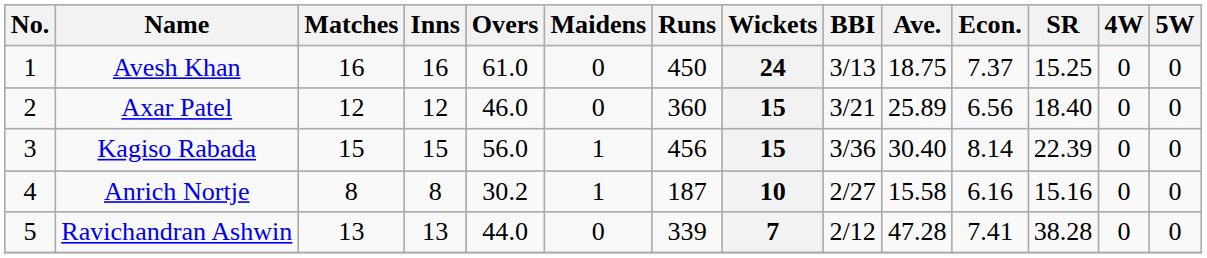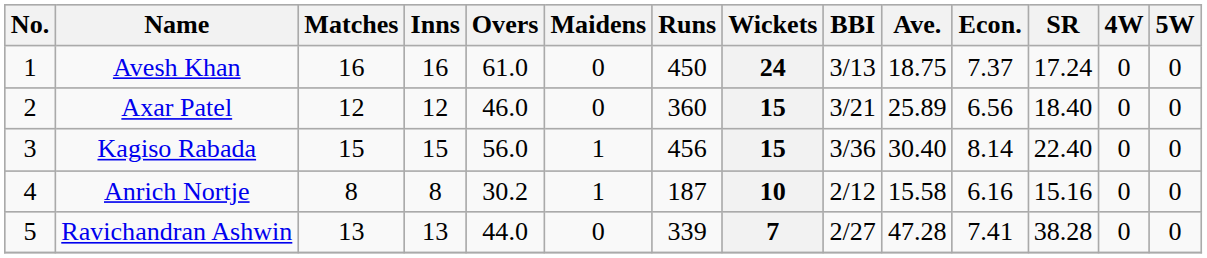(1063, 66) 15.25 -> (1063, 66) 17.24
(1063, 149) 22.39 -> (1063, 149) 22.40
(853, 190) 2/27 -> (853, 190) 2/12
(853, 231) 2/12 -> (853, 231) 2/27
